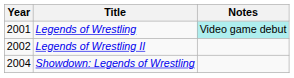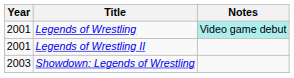(19, 47) 2002 -> (19, 47) 2001
(19, 64) 2004 -> (19, 64) 2003
